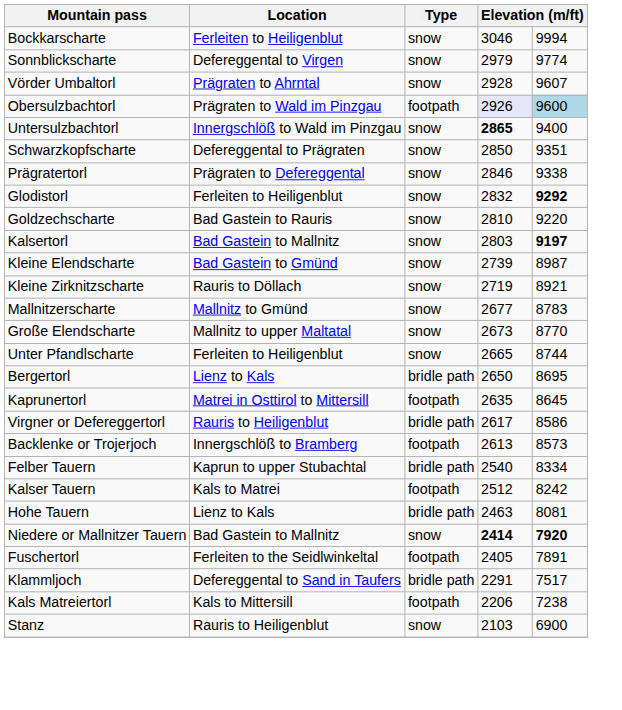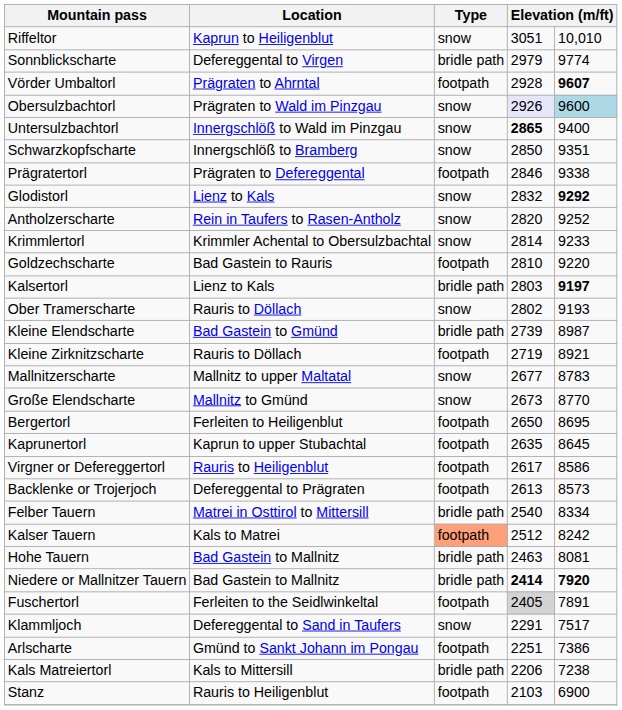+ row: (32, 38)
- row: (57, 38)
(425, 60) snow -> (471, 60) bridle path
(425, 83) snow -> (463, 83) footpath
(552, 83) normal -> (574, 83) bold
(434, 106) footpath -> (454, 106) snow
(279, 151) Defereggental to Prägraten -> (275, 151) Innergschlöß to Bramberg
(425, 173) snow -> (463, 173) footpath
(268, 196) Ferleiten to Heiligenblut -> (234, 196) Lienz to Kals
+ row: (61, 219)
+ row: (46, 241)
(425, 219) snow -> (463, 264) footpath
(266, 241) Bad Gastein to Mallnitz -> (234, 286) Lienz to Kals
(425, 241) snow -> (471, 286) bridle path
+ row: (71, 309)
(425, 264) snow -> (471, 331) bridle path
(425, 286) snow -> (463, 354) footpath
(250, 309) Mallnitz to Gmünd -> (272, 377) Mallnitz to upper Maltatal
(272, 331) Mallnitz to upper Maltatal -> (250, 399) Mallnitz to Gmünd
- row: (71, 354)
(234, 377) Lienz to Kals -> (268, 422) Ferleiten to Heiligenblut
(441, 377) bridle path -> (463, 422) footpath
(281, 399) Matrei in Osttirol to Mittersill -> (280, 444) Kaprun to upper Stubachtal
(441, 422) bridle path -> (463, 467) footpath
(275, 444) Innergschlöß to Bramberg -> (279, 490) Defereggental to Prägraten
(280, 467) Kaprun to upper Stubachtal -> (281, 512) Matrei in Osttirol to Mittersill
(434, 490) no background -> (463, 535) lightsalmon background
(234, 512) Lienz to Kals -> (266, 557) Bad Gastein to Mallnitz
(425, 535) snow -> (471, 580) bridle path
(497, 557) no background -> (527, 602) lightgrey background
(441, 580) bridle path -> (454, 625) snow
+ row: (40, 648)
(434, 602) footpath -> (471, 670) bridle path
(425, 625) snow -> (463, 693) footpath
